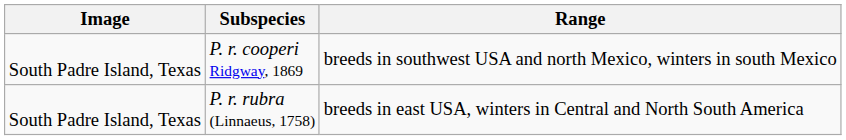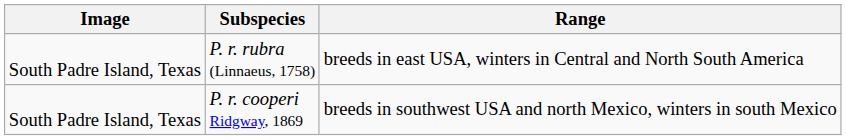rows swapped: (256, 59) <-> (262, 109)
